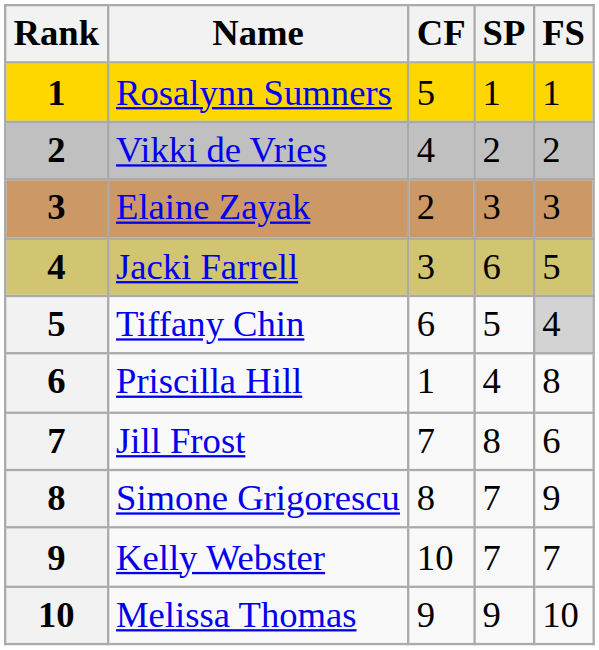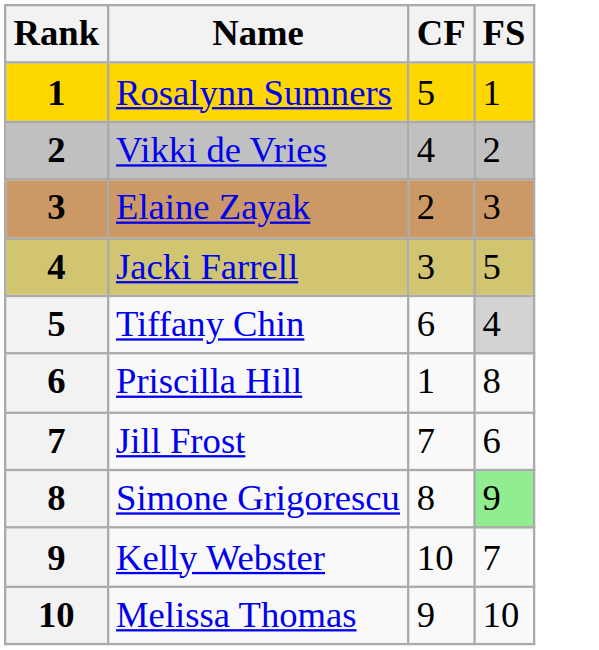- column: (504, 33)
(551, 498) no background -> (492, 498) lightgreen background
